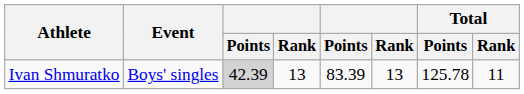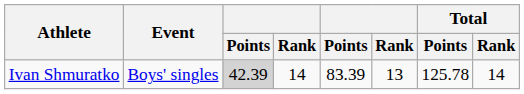(297, 74) 13 -> (297, 74) 14
(496, 74) 11 -> (496, 74) 14
